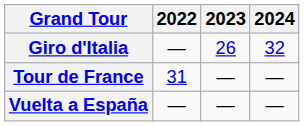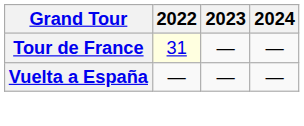- row: (78, 47)
(177, 76) no background -> (177, 47) lightyellow background
